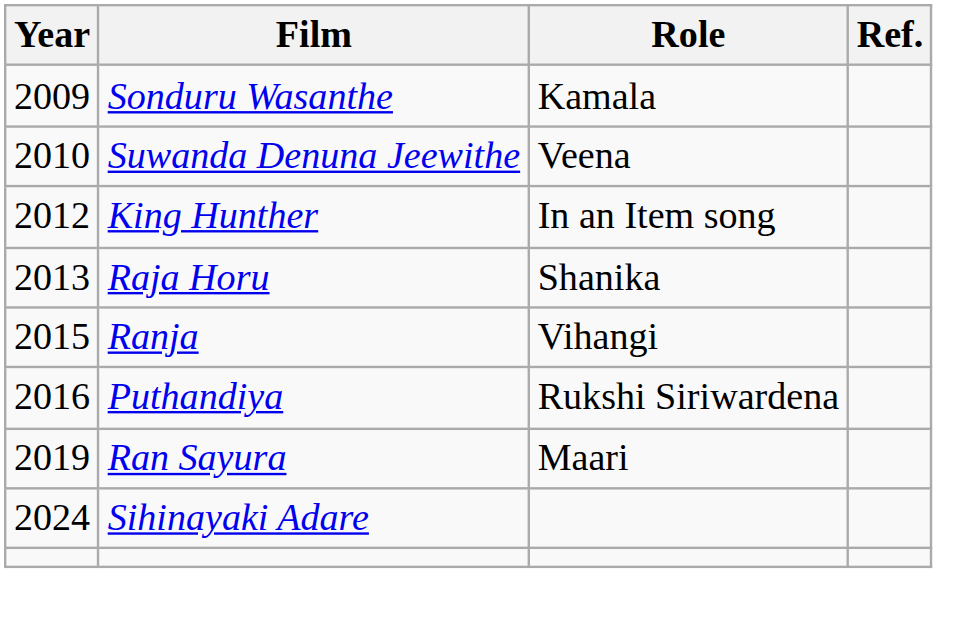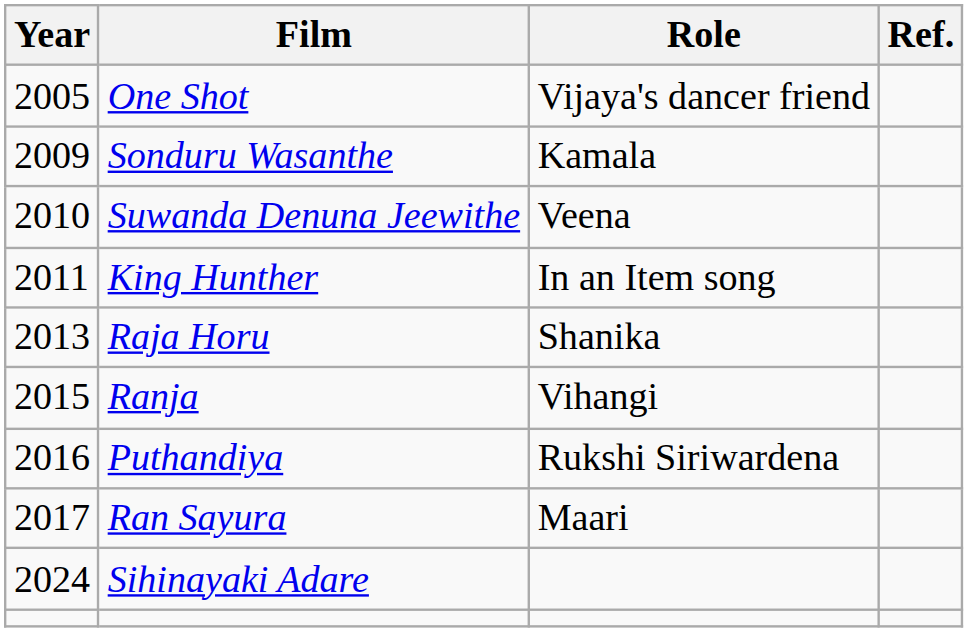+ row: (178, 95)
(52, 215) 2012 -> (51, 276) 2011
(52, 457) 2019 -> (52, 517) 2017
